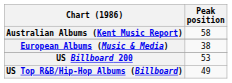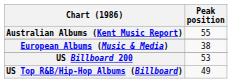(206, 33) 58 -> (206, 33) 55
